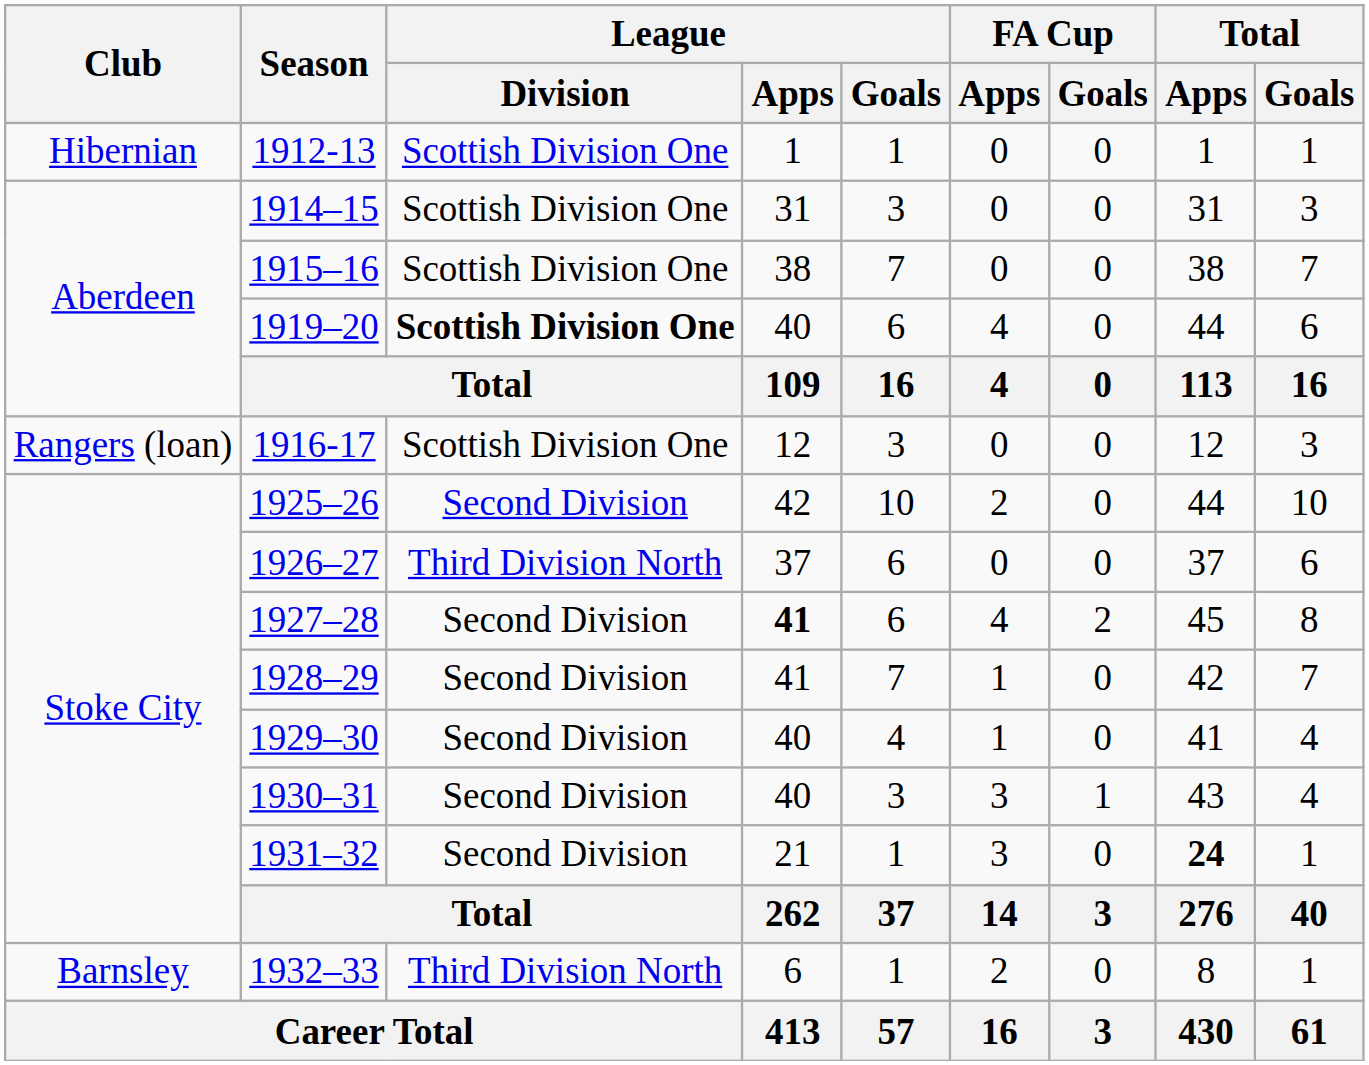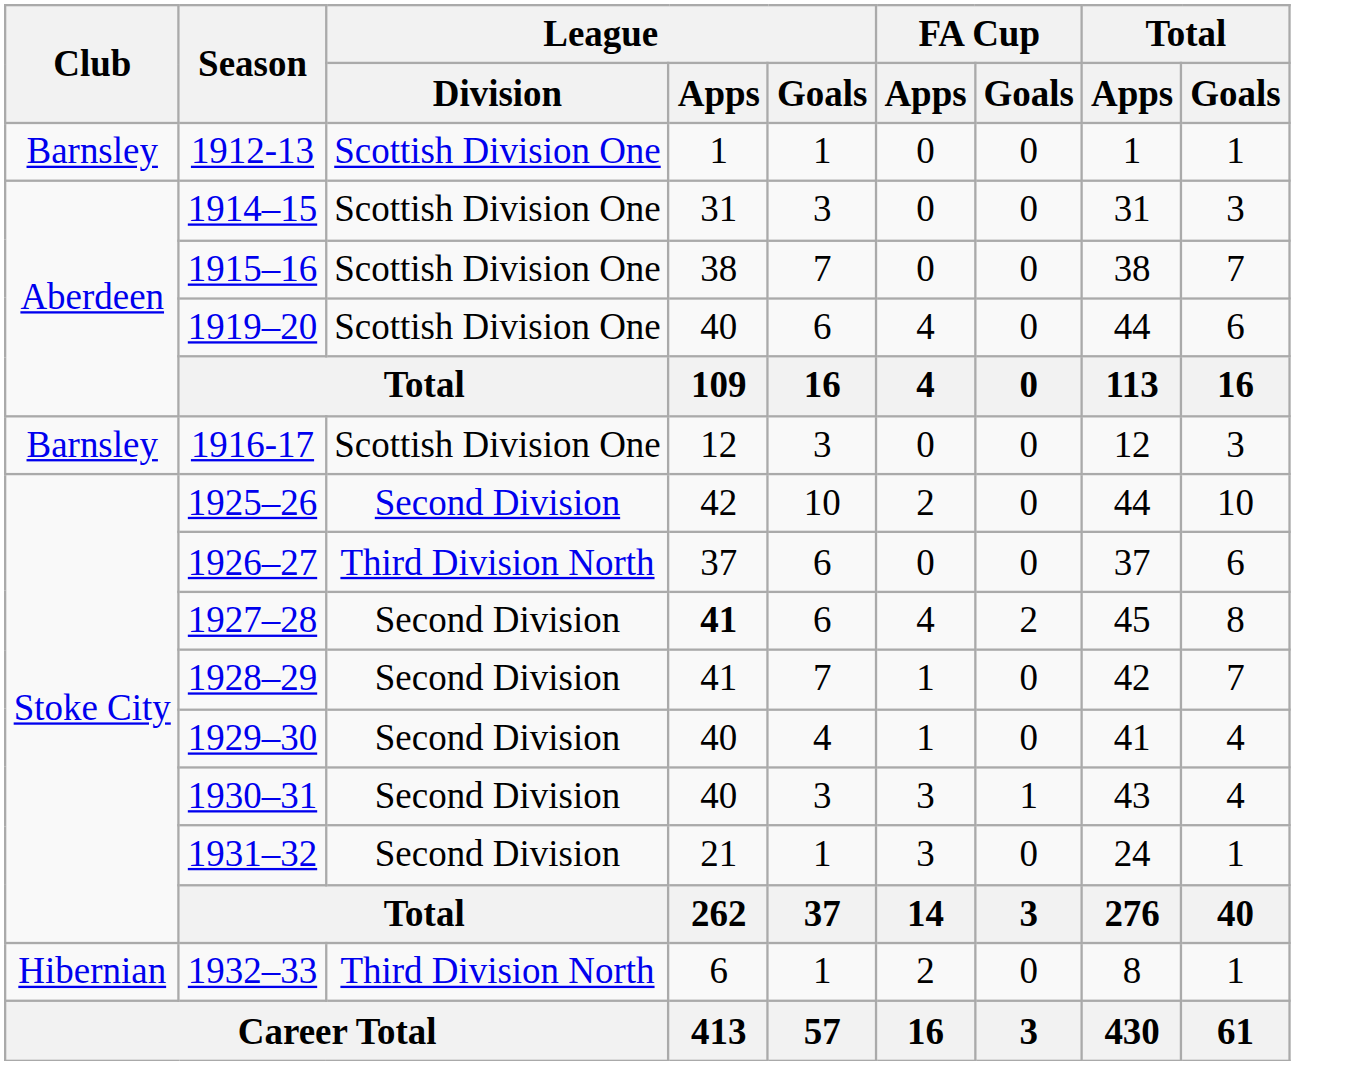(123, 151) Hibernian -> (92, 151) Barnsley
(565, 326) bold -> (497, 326) normal
(123, 444) Rangers (loan) -> (92, 444) Barnsley
(1206, 854) bold -> (1132, 854) normal
(123, 971) Barnsley -> (92, 971) Hibernian
